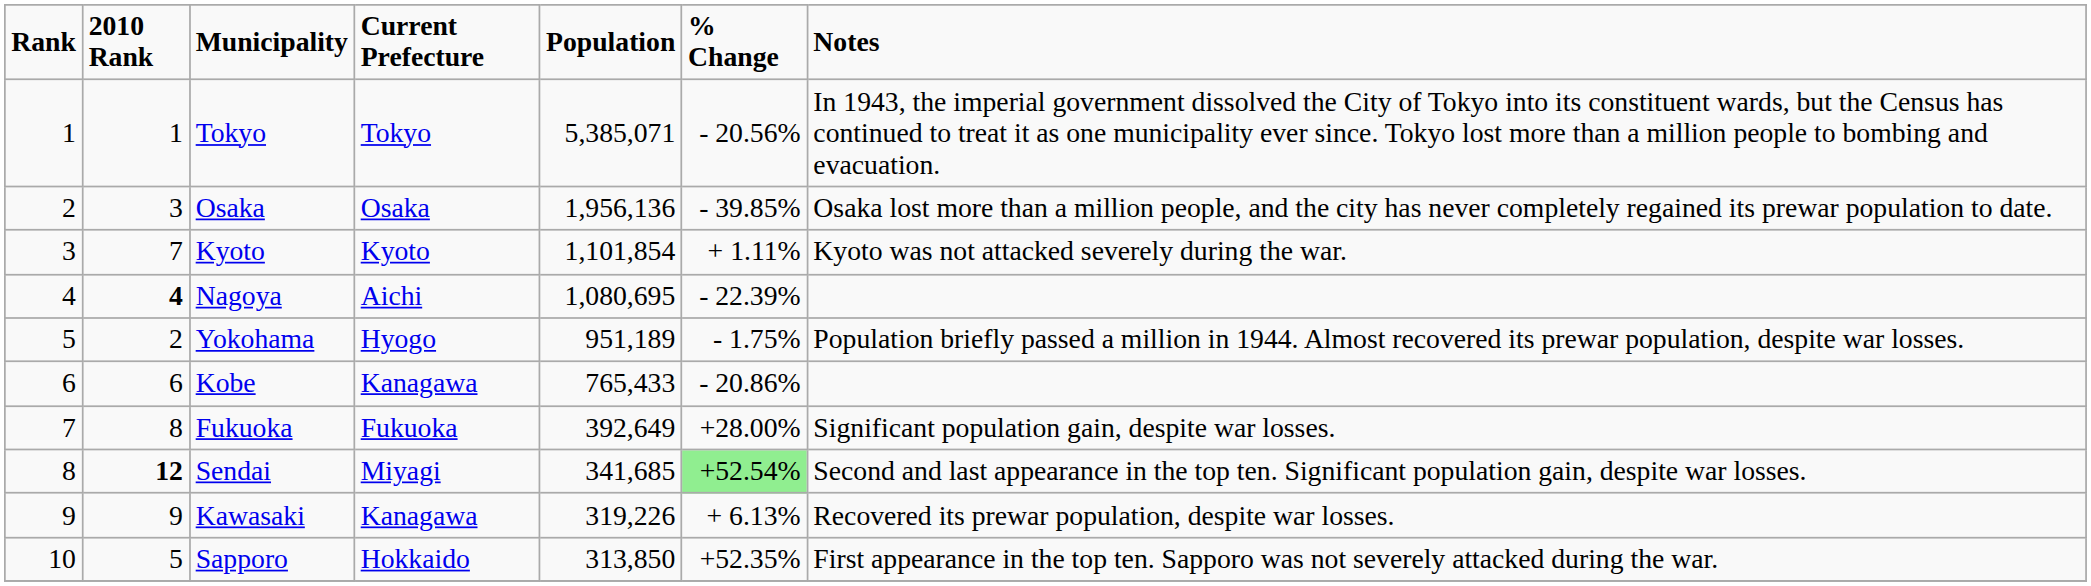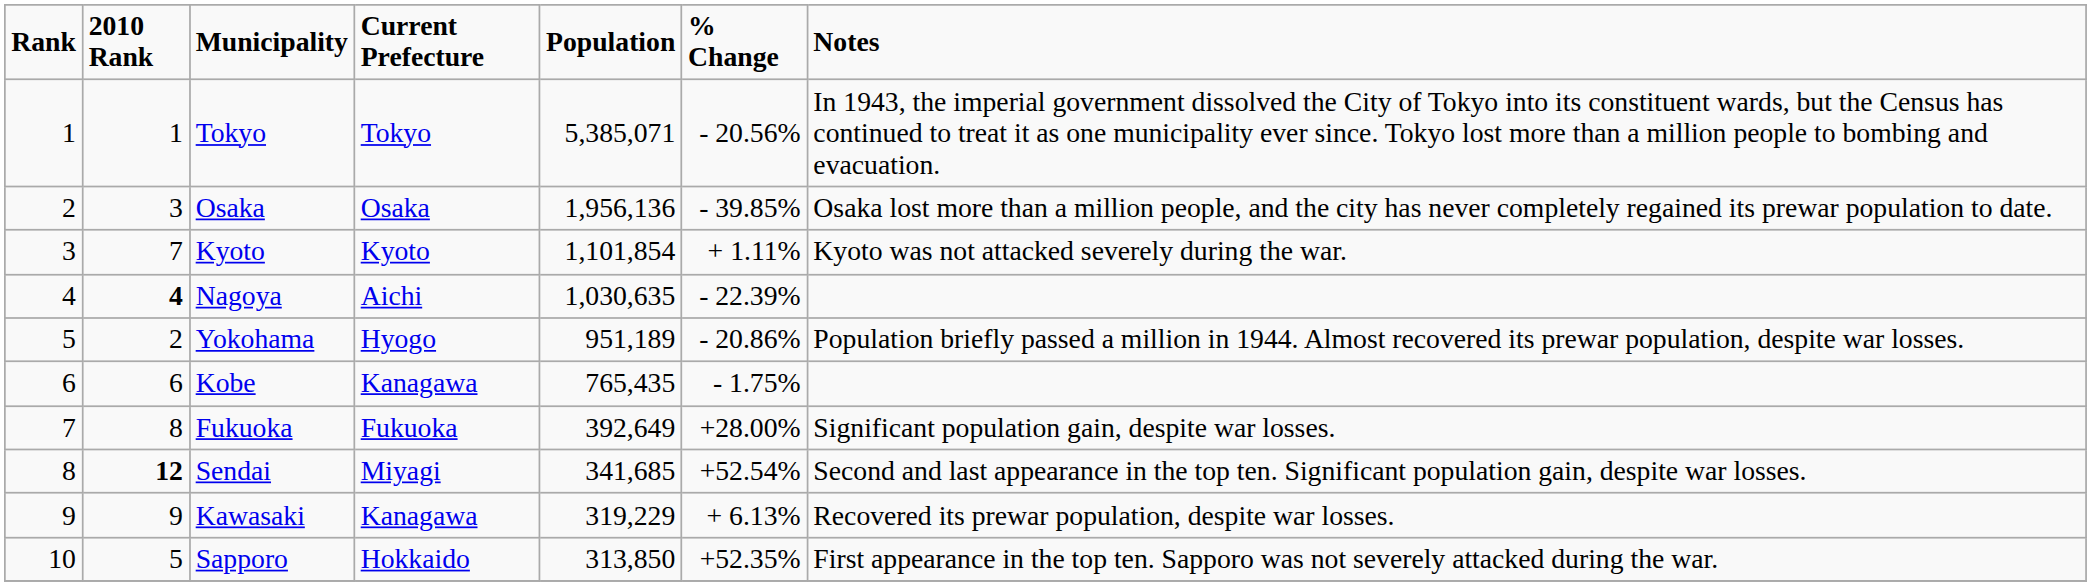(620, 295) 1,080,695 -> (620, 295) 1,030,635
(757, 339) - 1.75% -> (750, 339) - 20.86%
(630, 383) 765,433 -> (630, 383) 765,435
(750, 383) - 20.86% -> (757, 383) - 1.75%
(750, 471) lightgreen background -> (750, 471) no background
(630, 514) 319,226 -> (630, 514) 319,229
